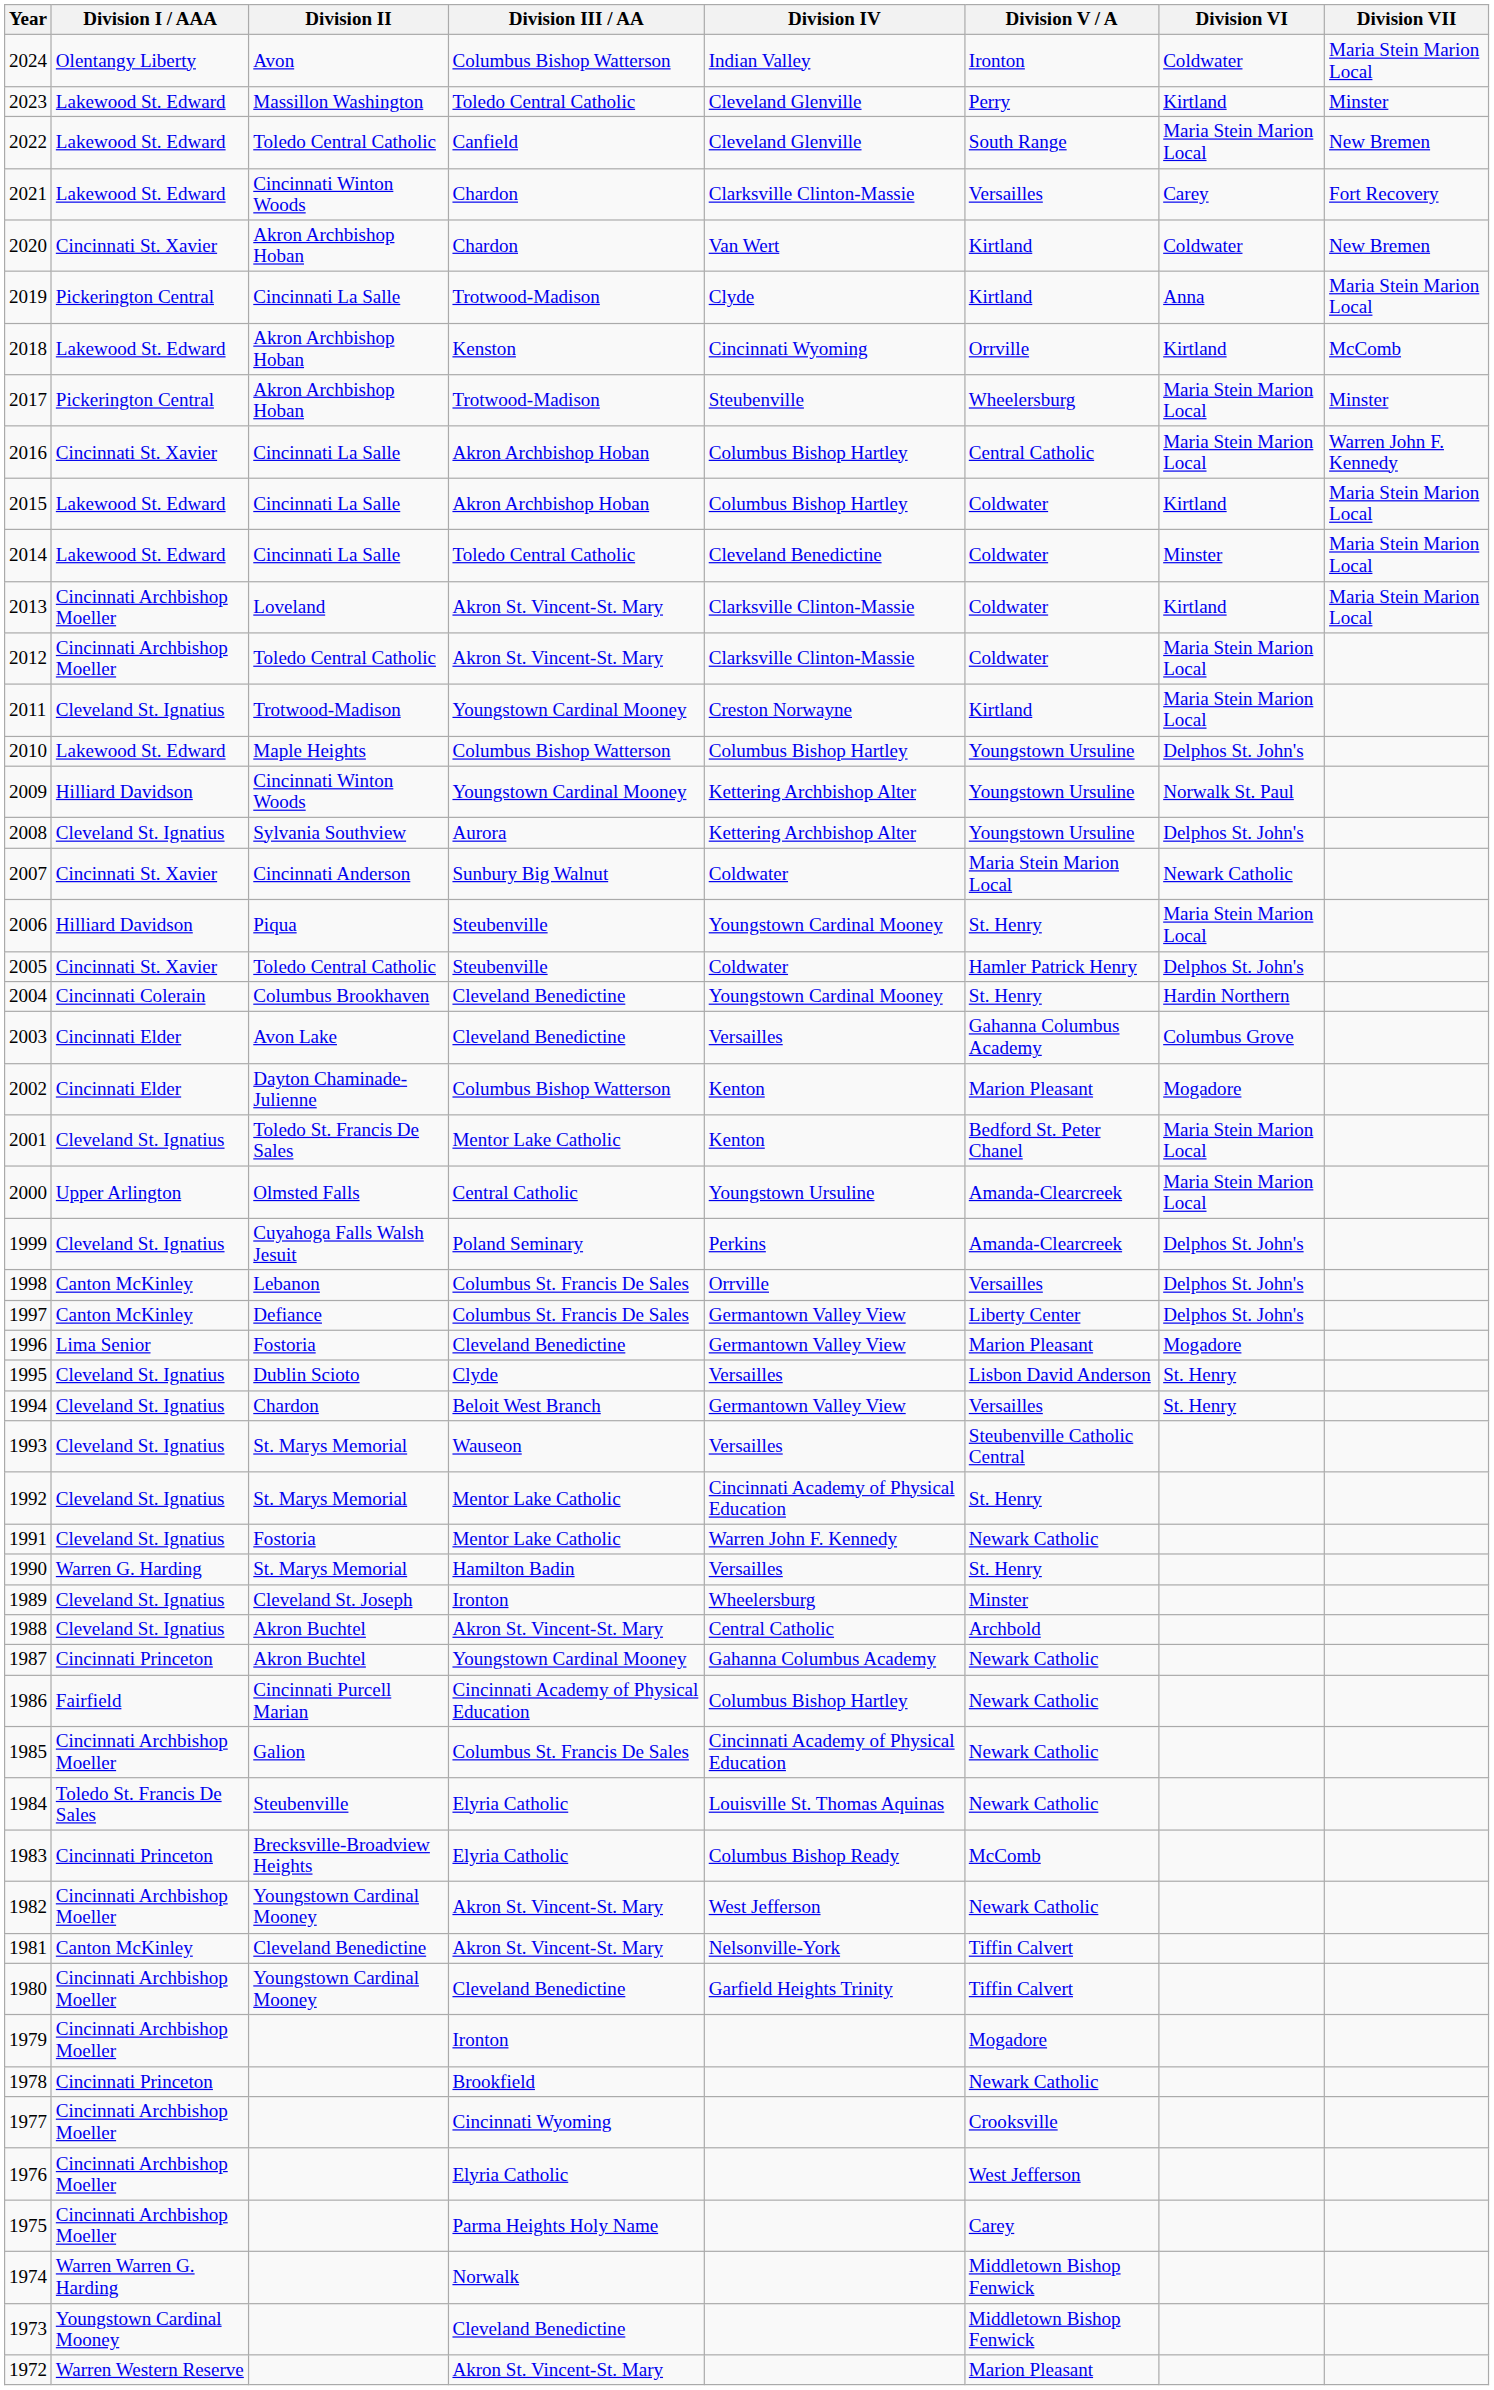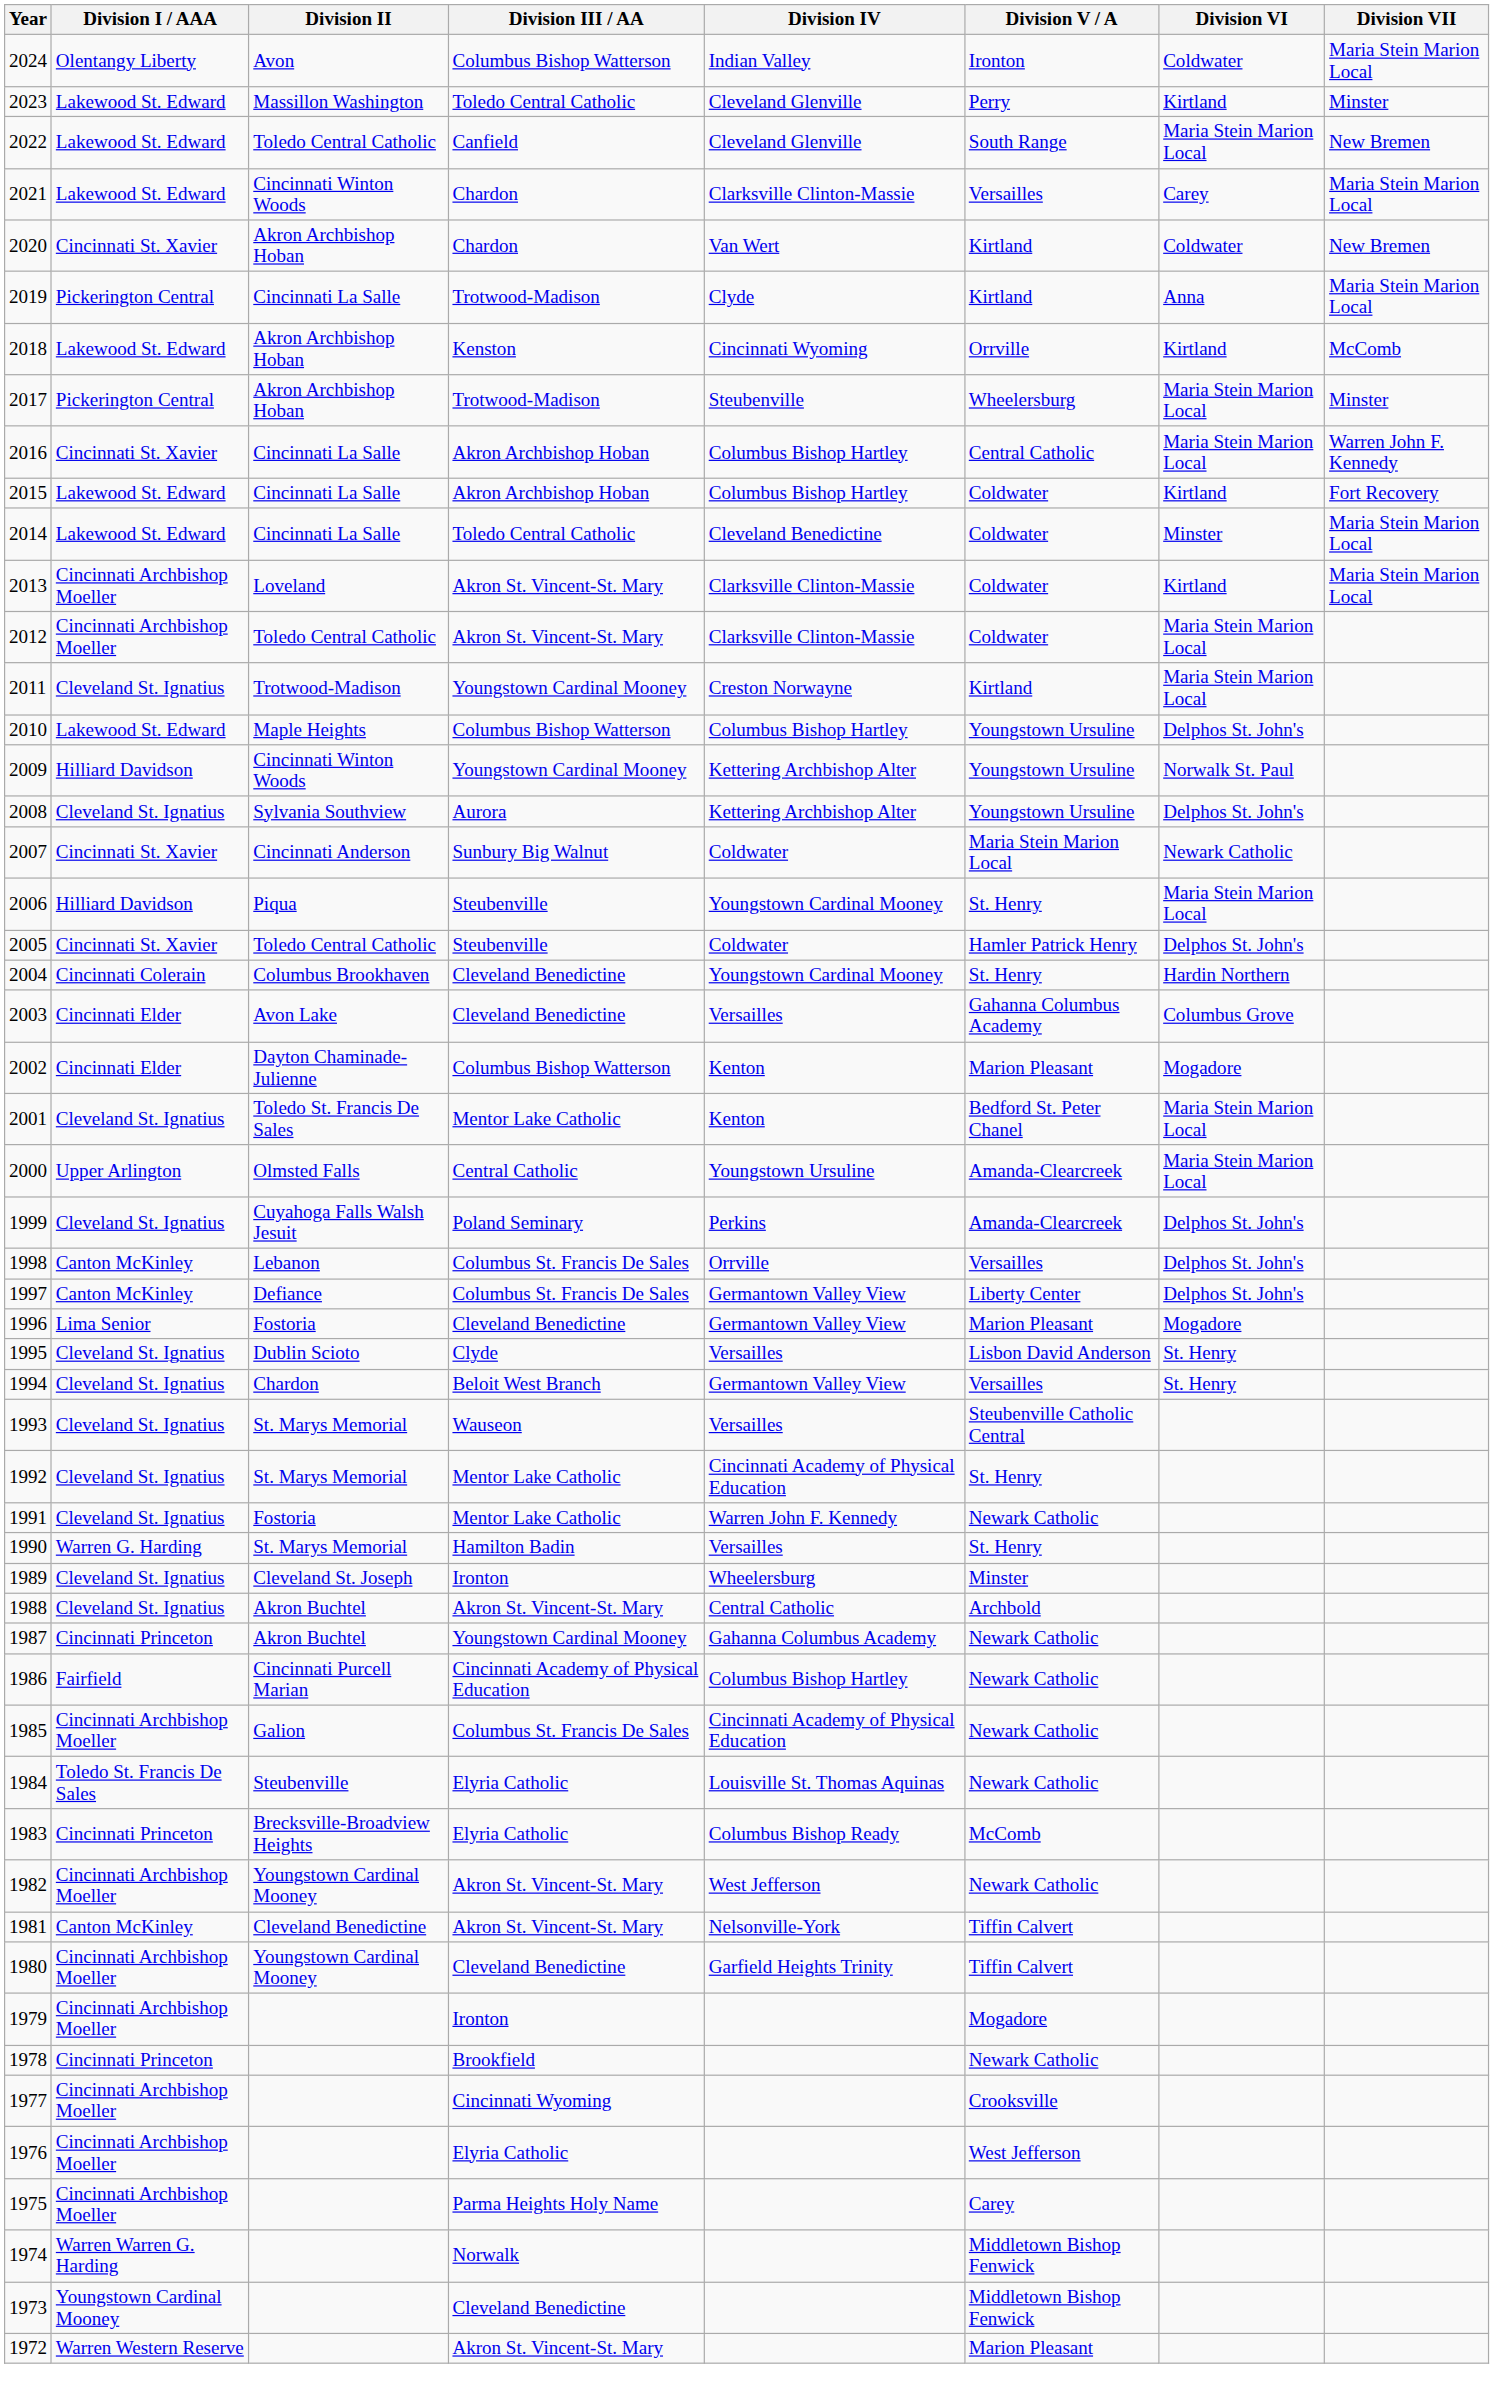(1384, 193) Fort Recovery -> (1404, 193) Maria Stein Marion Local
(1404, 503) Maria Stein Marion Local -> (1384, 492) Fort Recovery
